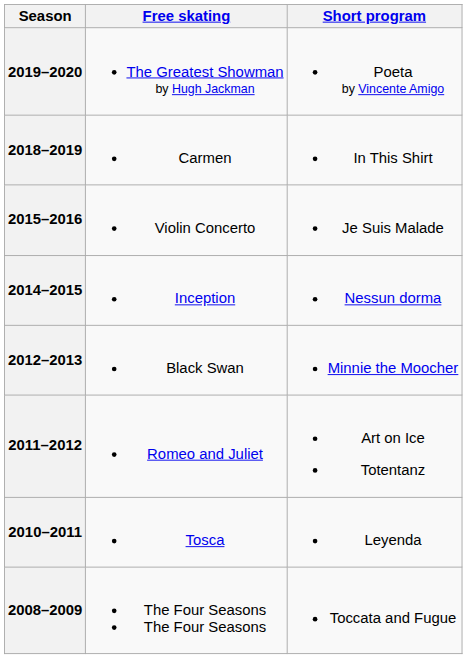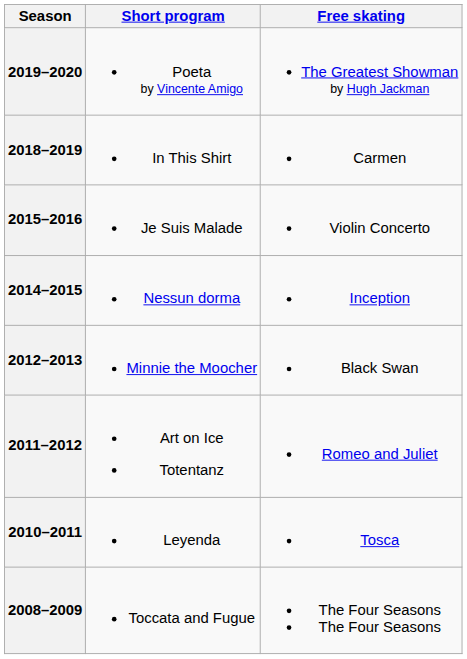columns swapped: (374, 16) <-> (186, 16)
